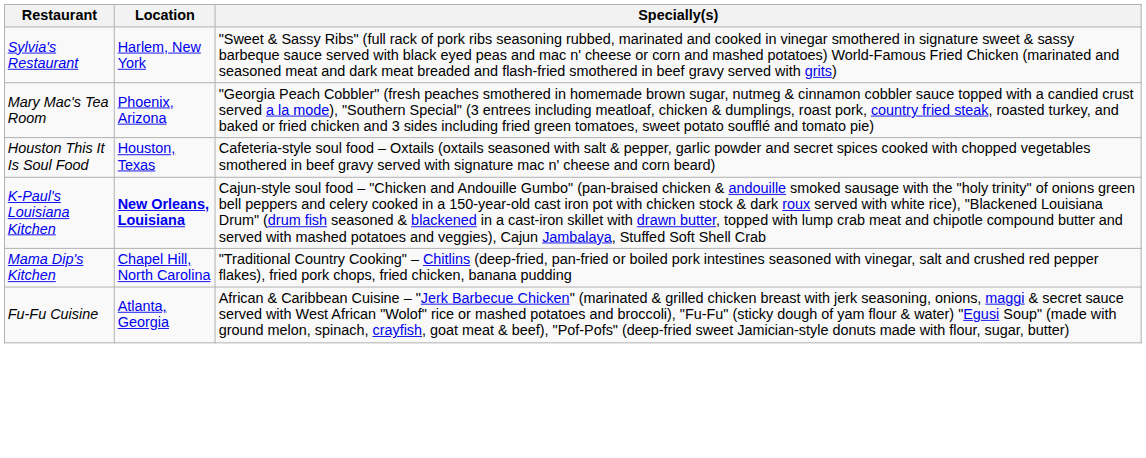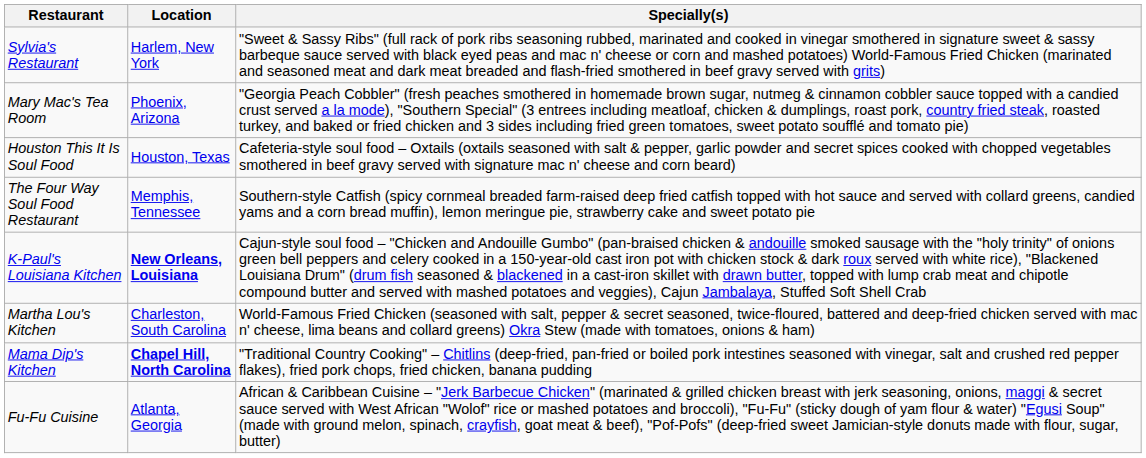+ row: (53, 204)
+ row: (49, 323)
(164, 267) normal -> (181, 362) bold
